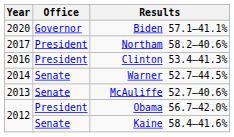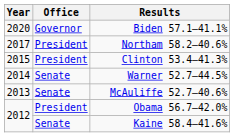(18, 60) 2016 -> (18, 60) 2015
